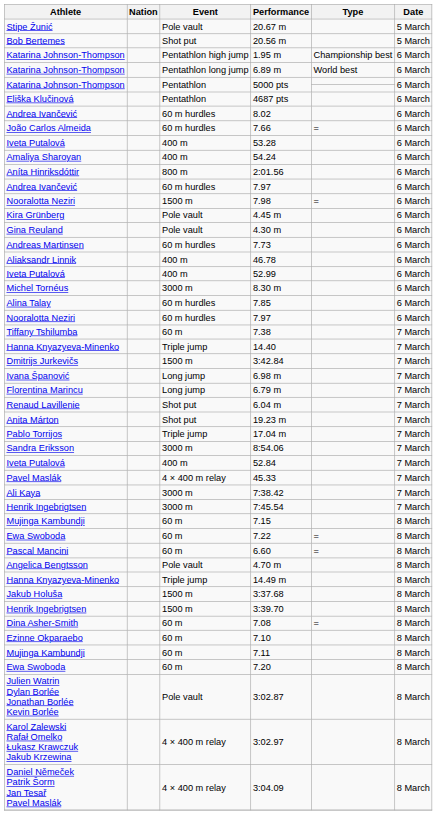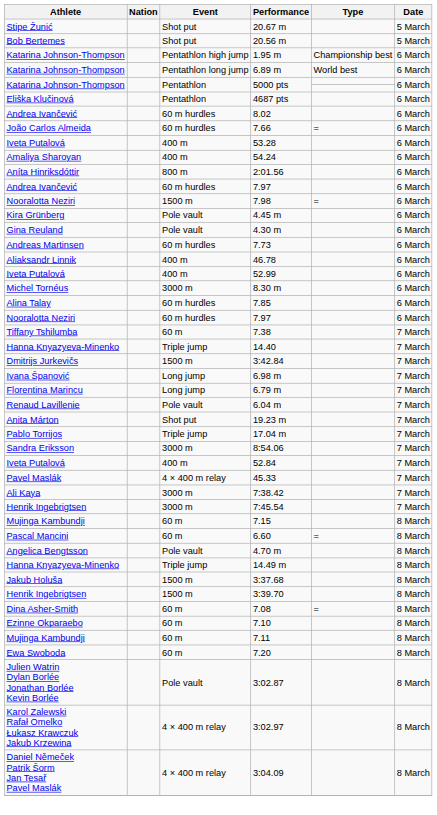(182, 27) Pole vault -> (179, 27) Shot put
(179, 405) Shot put -> (182, 405) Pole vault
- row: (36, 536)
